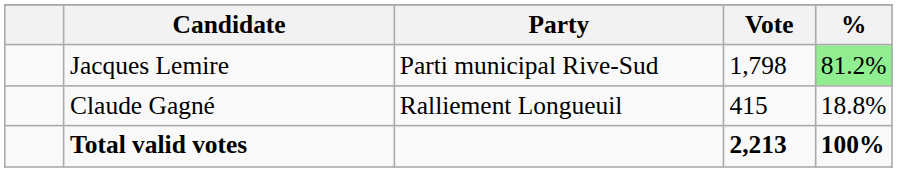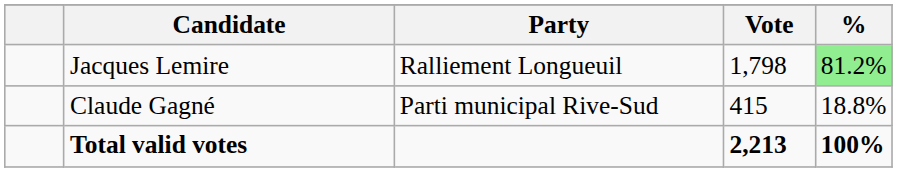(529, 65) Parti municipal Rive-Sud -> (511, 65) Ralliement Longueuil
(511, 105) Ralliement Longueuil -> (529, 105) Parti municipal Rive-Sud
